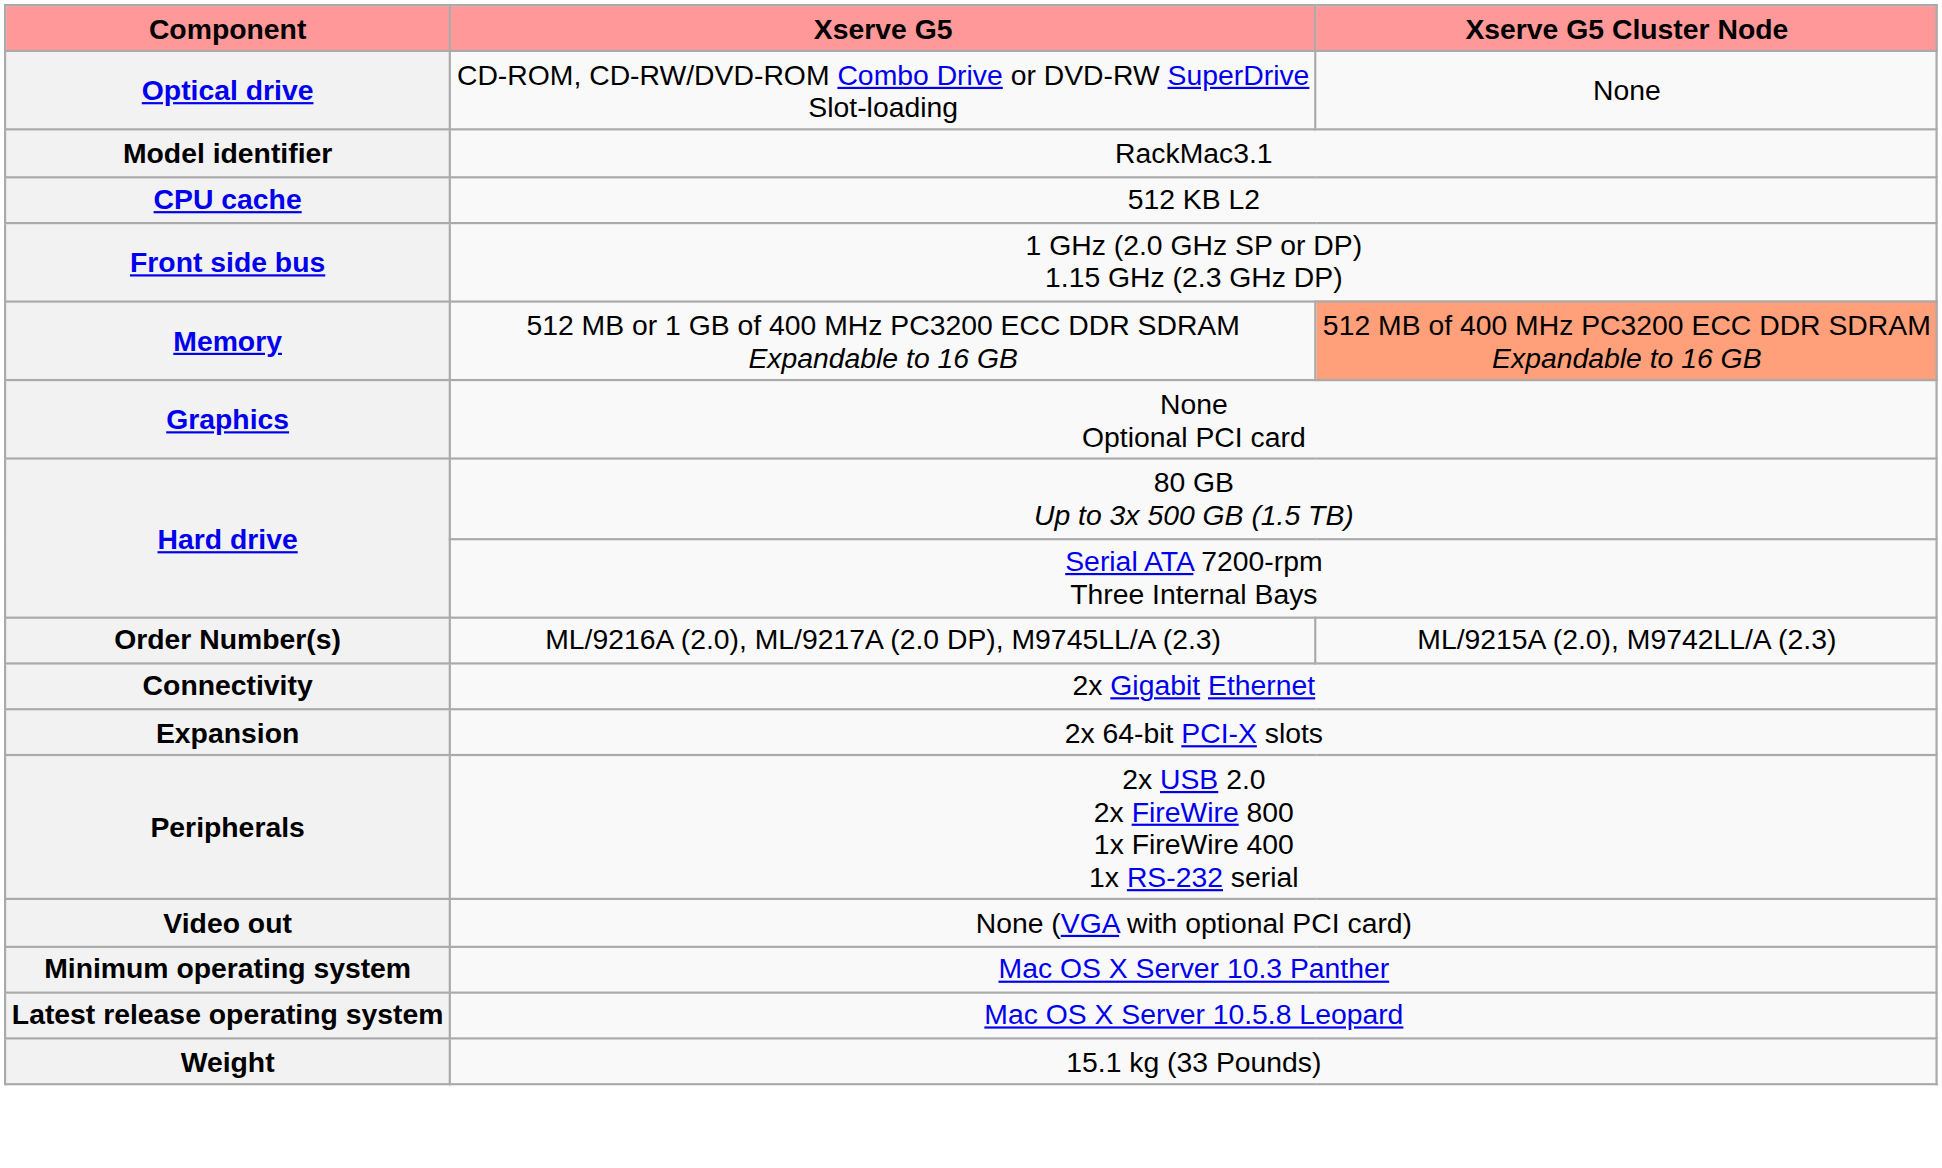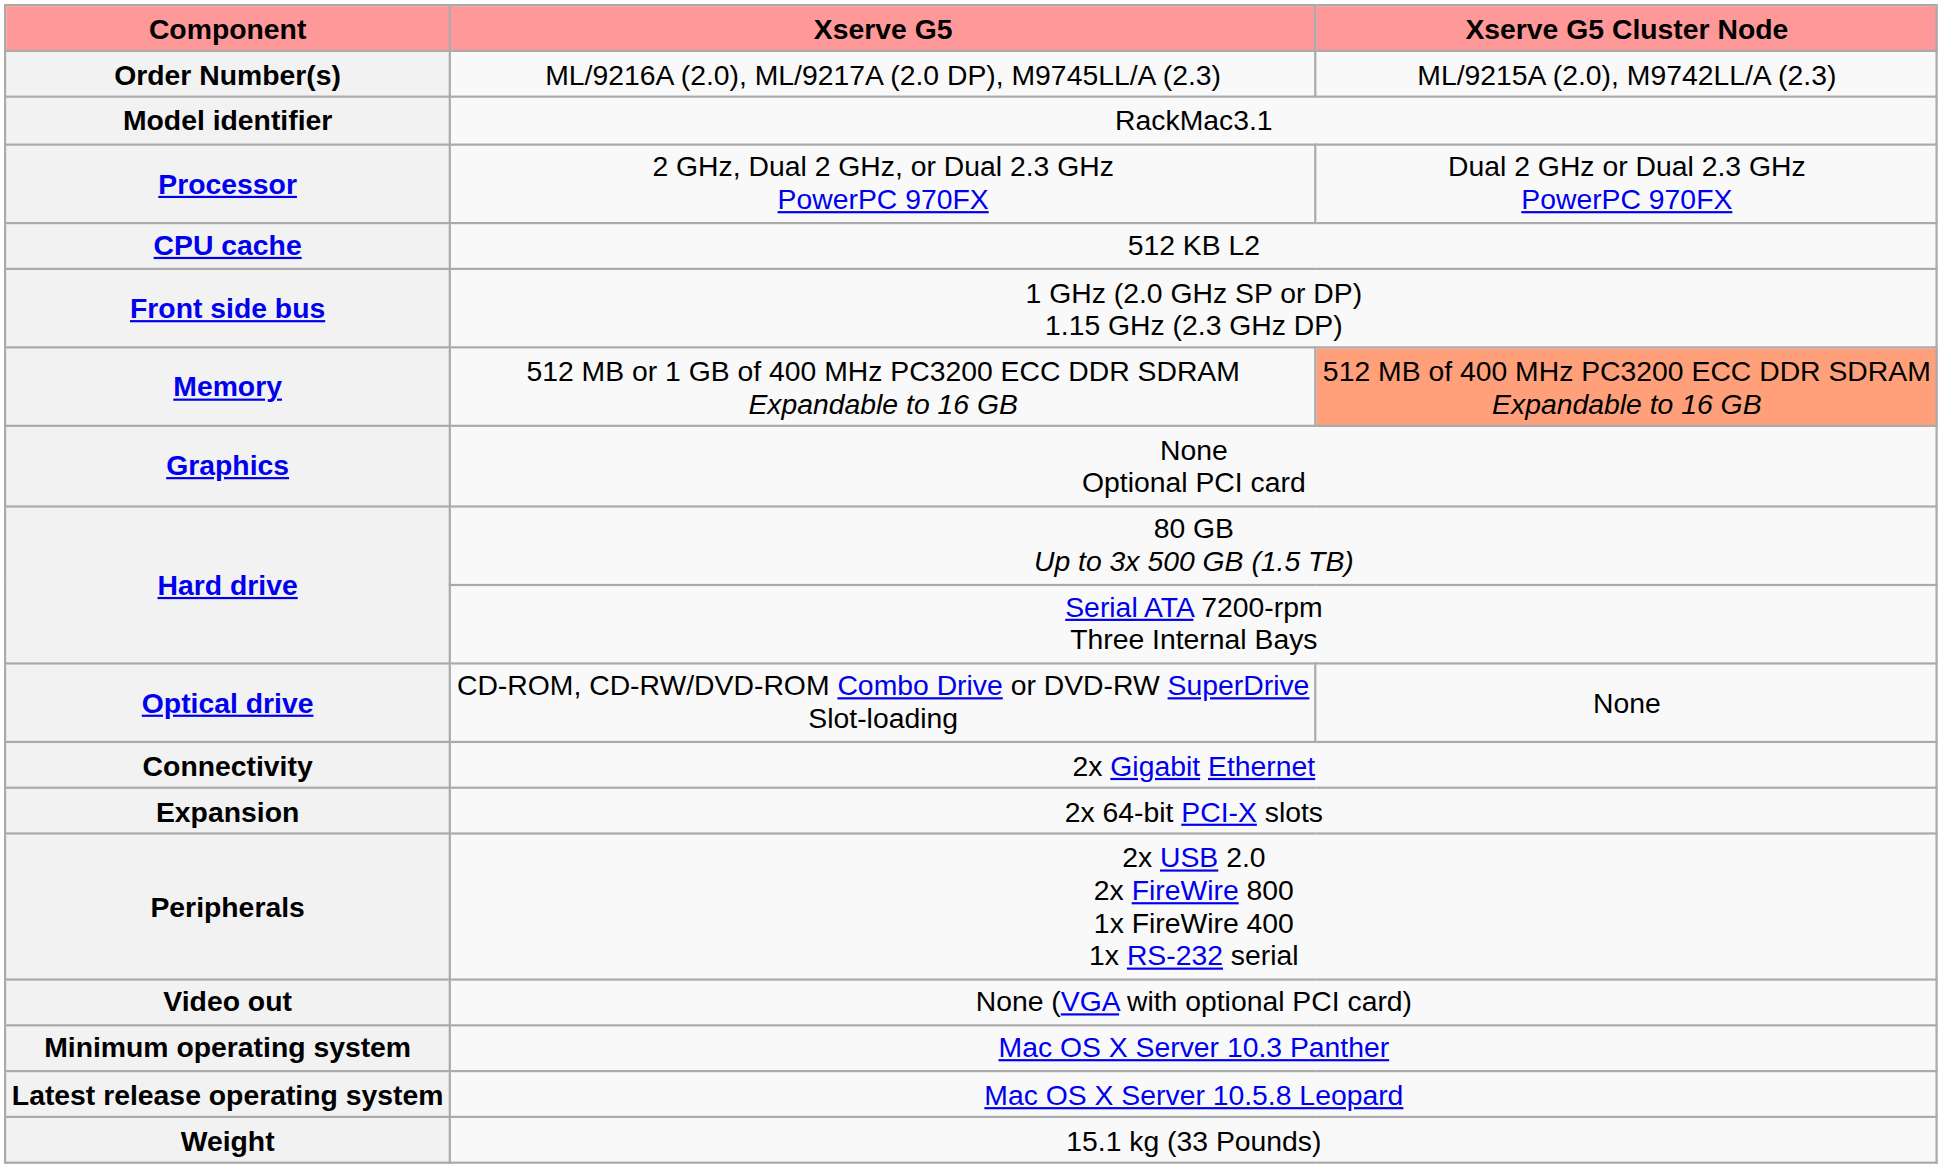rows swapped: (228, 640) <-> (228, 91)
+ row: (228, 183)
